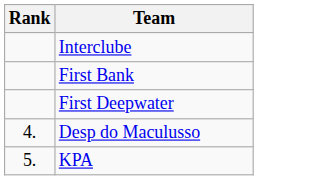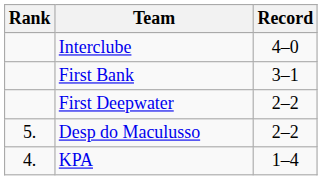+ column: (285, 18)
(30, 132) 4. -> (30, 132) 5.
(30, 160) 5. -> (30, 160) 4.
